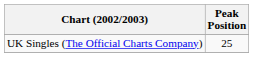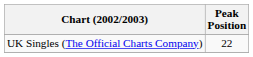(227, 43) 25 -> (227, 43) 22
